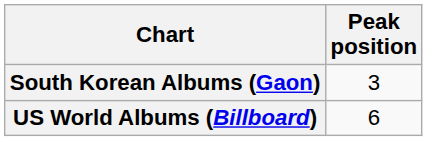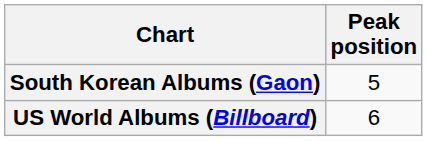(374, 82) 3 -> (374, 82) 5
